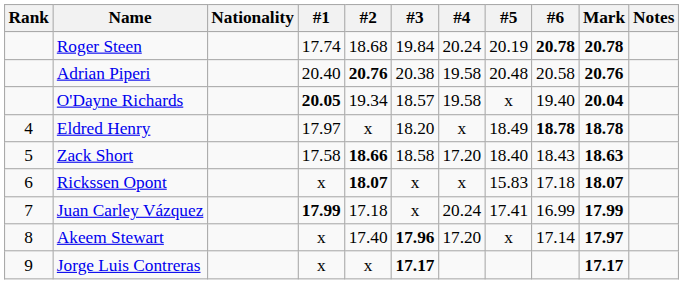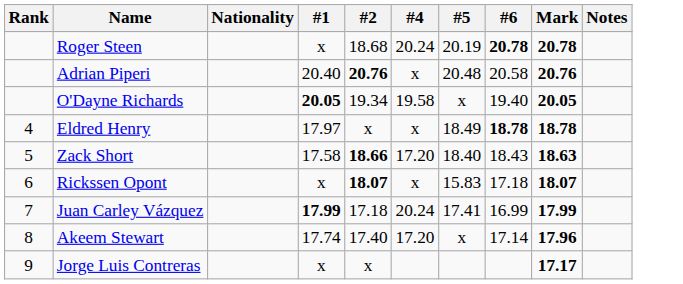- column: (415, 18)
(321, 45) 17.74 -> (321, 45) x
(462, 73) 19.58 -> (415, 73) x
(604, 100) 20.04 -> (557, 100) 20.05
(321, 237) x -> (321, 237) 17.74
(604, 237) 17.97 -> (557, 237) 17.96
